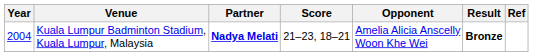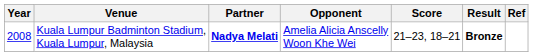columns swapped: (408, 13) <-> (317, 13)
(19, 37) 2004 -> (19, 37) 2008
